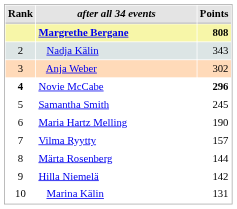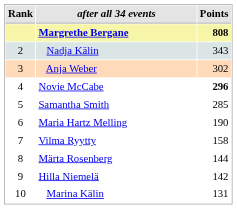(20, 86) bold -> (20, 86) normal
(220, 104) 245 -> (220, 104) 285
(220, 140) 157 -> (220, 140) 158
